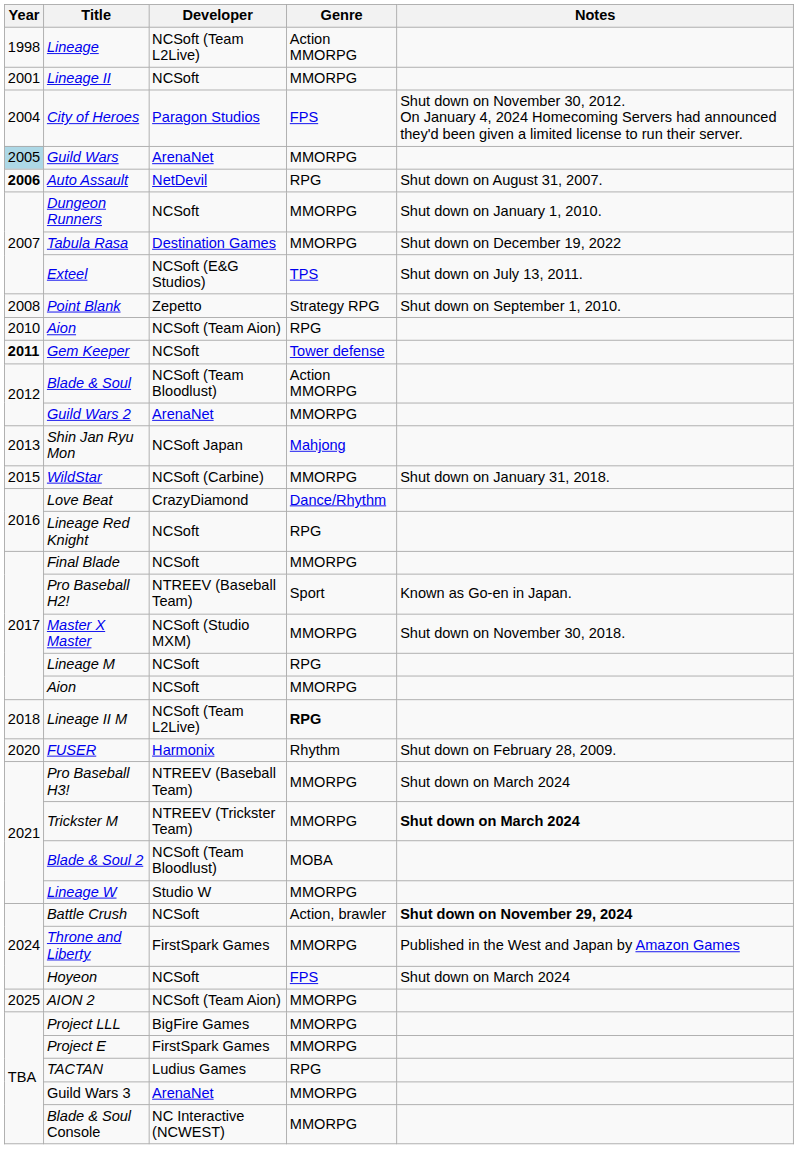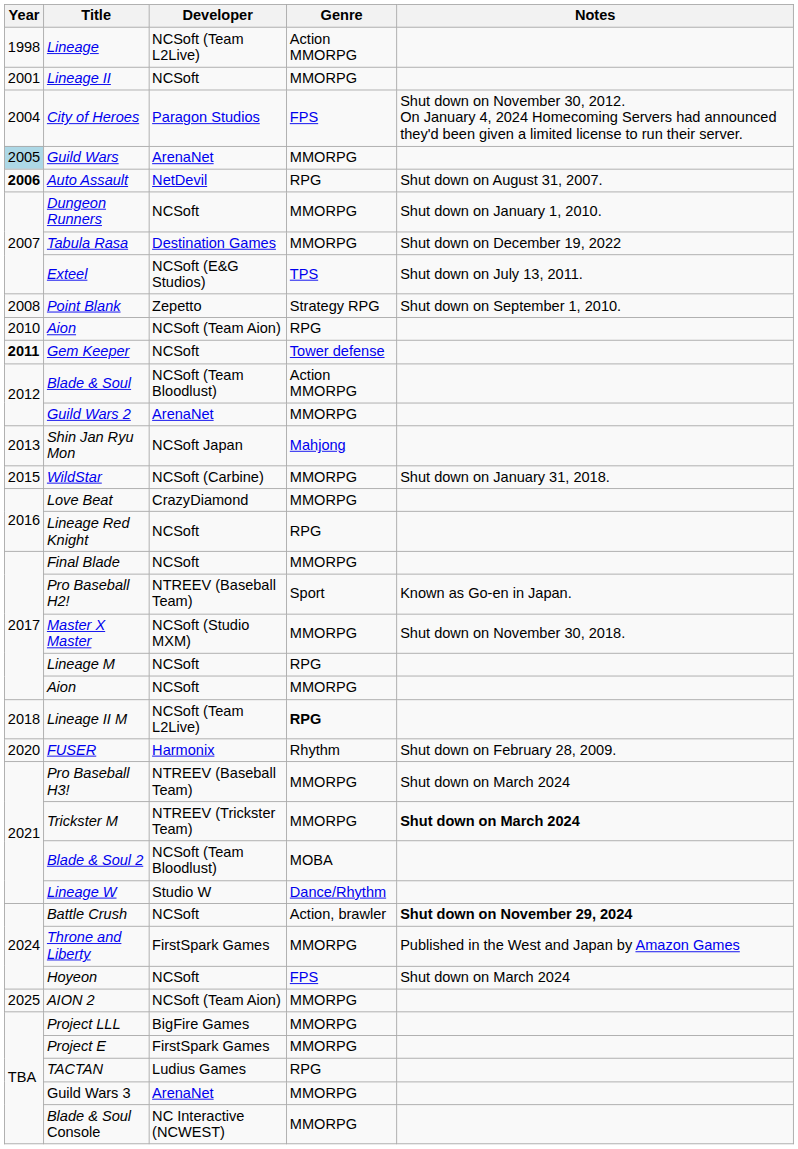(338, 500) Dance/Rhythm -> (323, 500) MMORPG
(323, 891) MMORPG -> (338, 891) Dance/Rhythm
